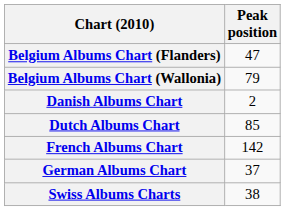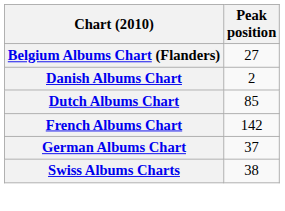(252, 55) 47 -> (252, 55) 27
- row: (114, 78)
